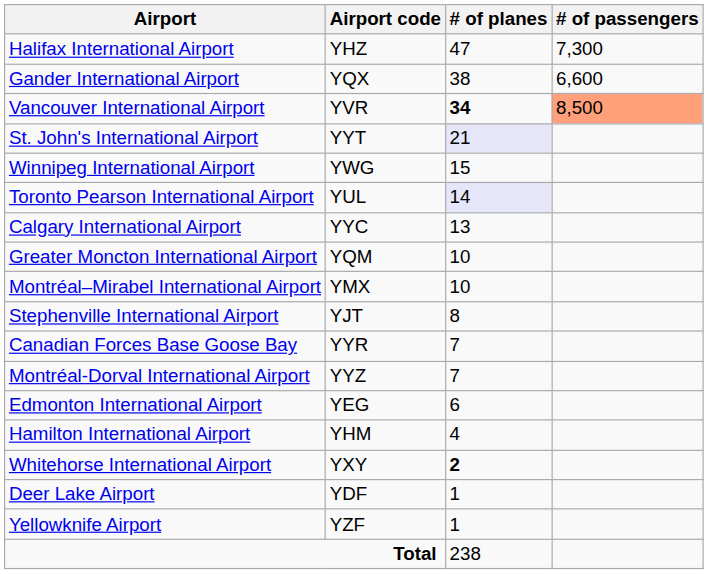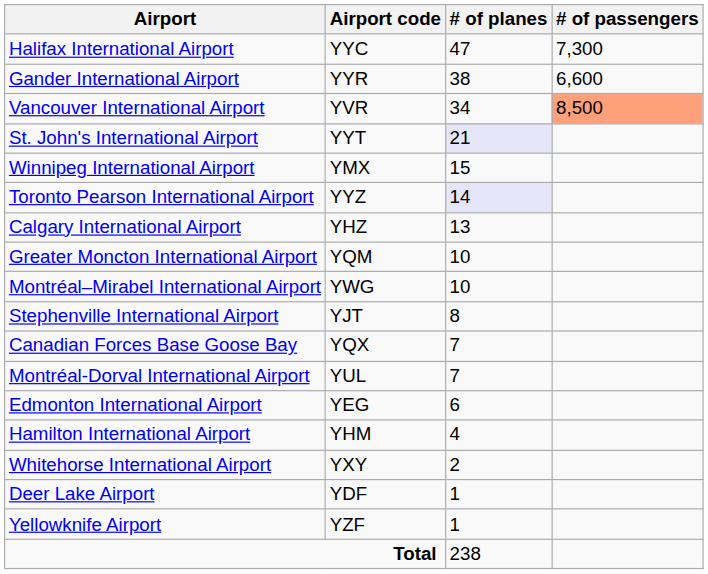(348, 49) YHZ -> (349, 49) YYC
(349, 78) YQX -> (349, 78) YYR
(460, 108) bold -> (460, 108) normal
(352, 167) YWG -> (350, 167) YMX
(348, 197) YUL -> (348, 197) YYZ
(349, 227) YYC -> (348, 227) YHZ
(350, 286) YMX -> (352, 286) YWG
(349, 345) YYR -> (349, 345) YQX
(348, 375) YYZ -> (348, 375) YUL
(455, 464) bold -> (455, 464) normal
